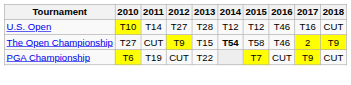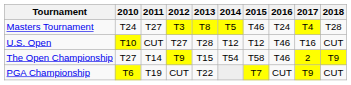+ row: (50, 27)
(153, 27) T14 -> (153, 42) CUT
(153, 42) CUT -> (153, 58) T14
(230, 42) bold -> (230, 58) normal
